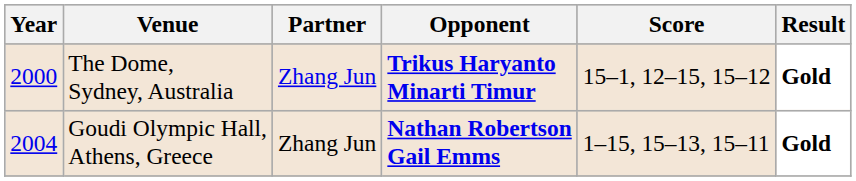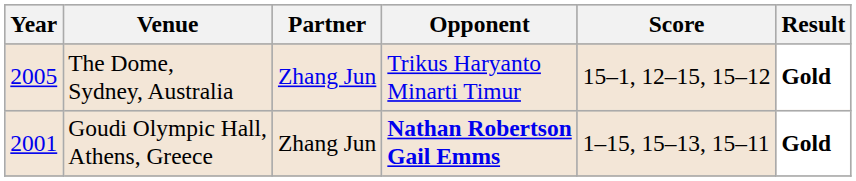(34, 76) 2000 -> (34, 76) 2005
(472, 76) bold -> (464, 76) normal
(34, 143) 2004 -> (34, 143) 2001
